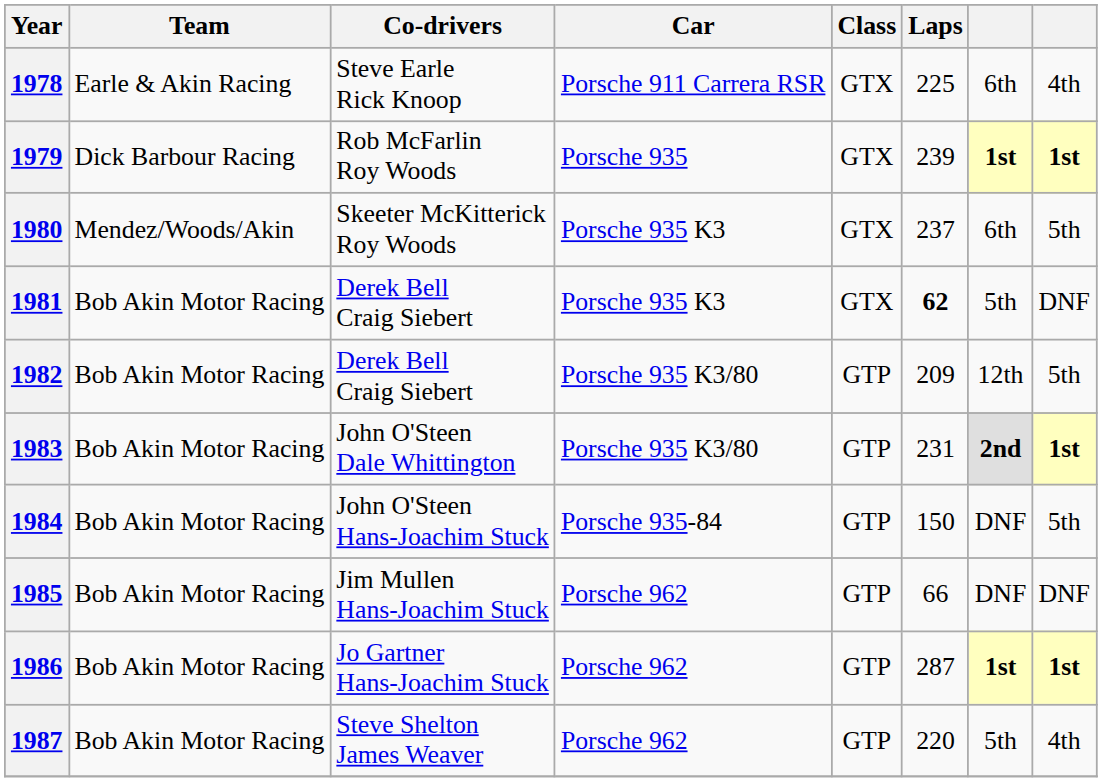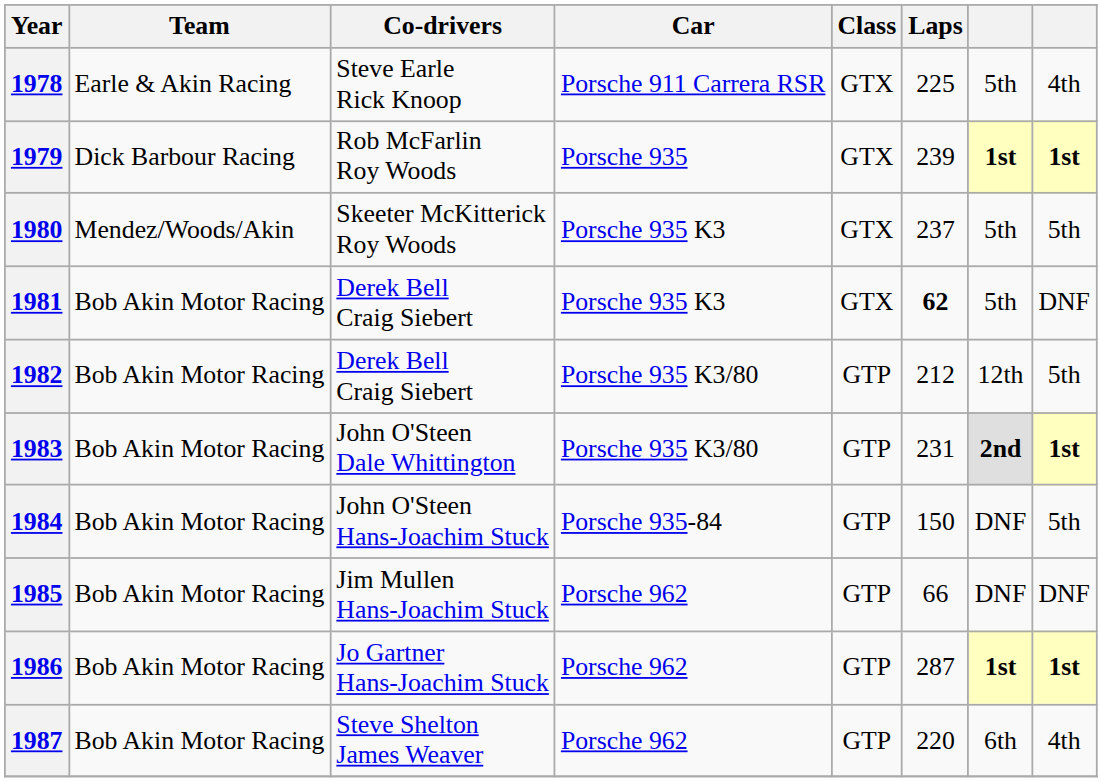(1001, 83) 6th -> (1001, 83) 5th
(1001, 229) 6th -> (1001, 229) 5th
(935, 375) 209 -> (935, 375) 212
(1001, 740) 5th -> (1001, 740) 6th
